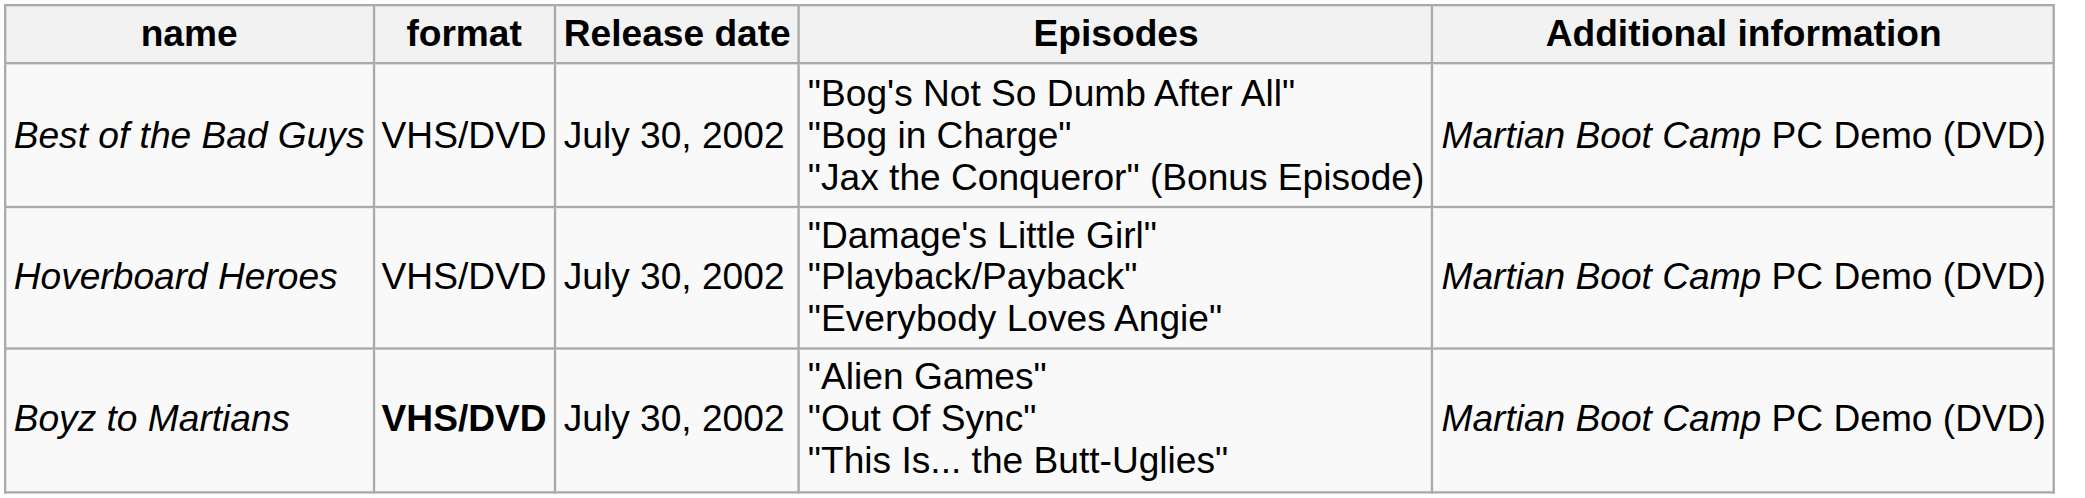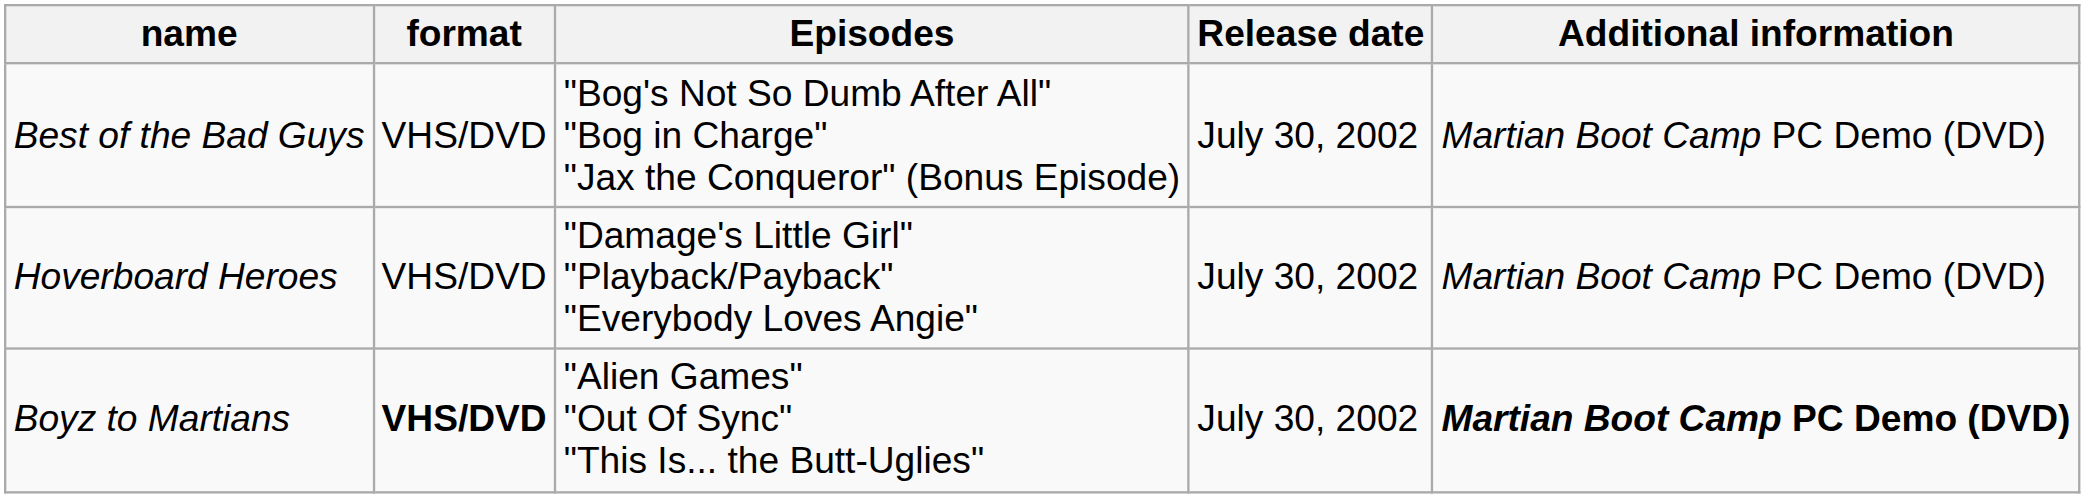columns swapped: (1116, 33) <-> (677, 33)
(1744, 419) normal -> (1756, 419) bold
